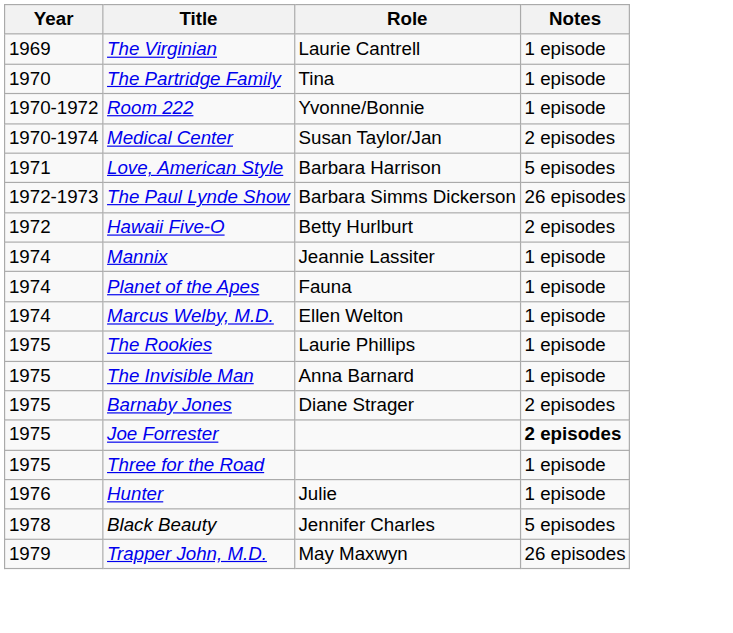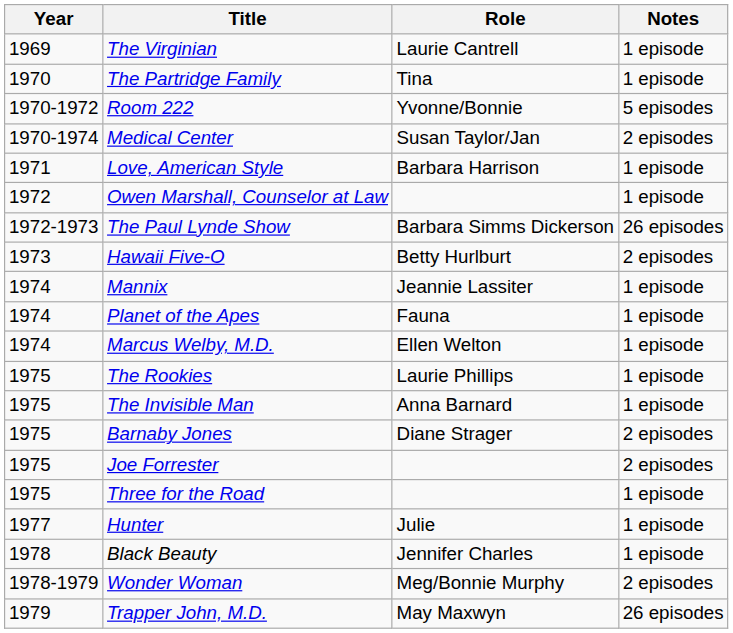(565, 108) 1 episode -> (668, 108) 5 episodes
(570, 167) 5 episodes -> (663, 167) 1 episode
+ row: (248, 197)
(30, 227) 1972 -> (30, 256) 1973
(573, 434) bold -> (668, 464) normal
(30, 494) 1976 -> (30, 524) 1977
(570, 524) 5 episodes -> (663, 553) 1 episode
+ row: (175, 583)
